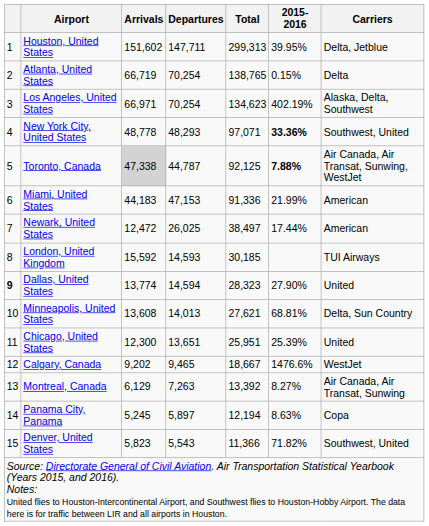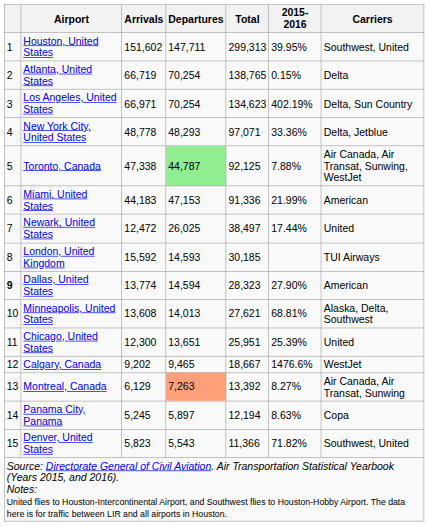(356, 47) Delta, Jetblue -> (366, 47) Southwest, United
(356, 104) Alaska, Delta, Southwest -> (368, 104) Delta, Sun Country
(289, 132) bold -> (289, 132) normal
(366, 132) Southwest, United -> (356, 132) Delta, Jetblue
(140, 166) lightgrey background -> (140, 166) no background
(184, 166) no background -> (184, 166) lightgreen background
(286, 166) bold -> (286, 166) normal
(346, 229) American -> (339, 229) United
(339, 285) United -> (346, 285) American
(368, 314) Delta, Sun Country -> (356, 314) Alaska, Delta, Southwest
(181, 387) no background -> (181, 387) lightsalmon background
